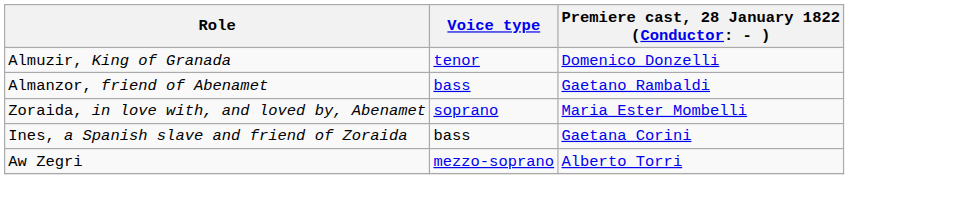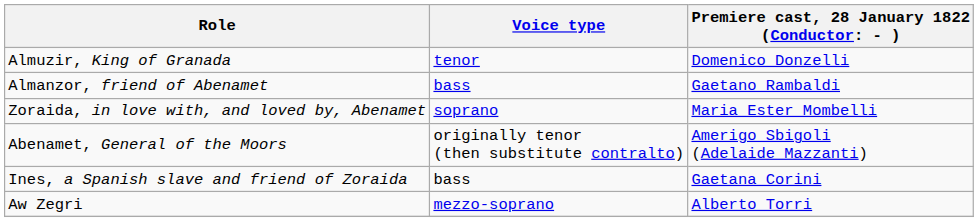+ row: (148, 145)
